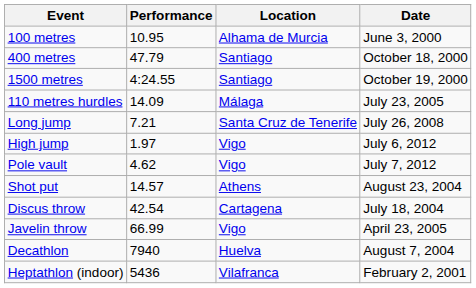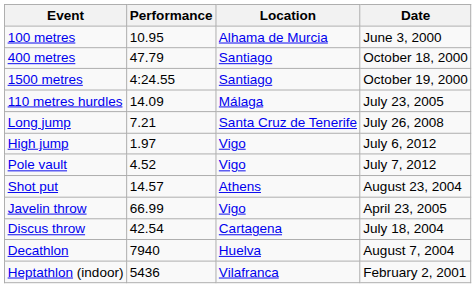(143, 165) 4.62 -> (143, 165) 4.52
rows swapped: (46, 208) <-> (47, 229)
